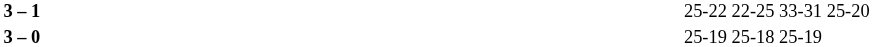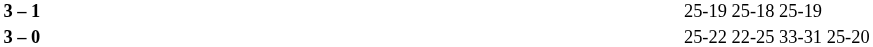(777, 11) 25-22 22-25 33-31 25-20 -> (753, 11) 25-19 25-18 25-19
(753, 36) 25-19 25-18 25-19 -> (777, 36) 25-22 22-25 33-31 25-20
